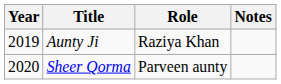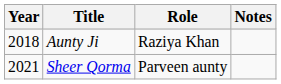(24, 41) 2019 -> (24, 41) 2018
(24, 66) 2020 -> (24, 66) 2021
